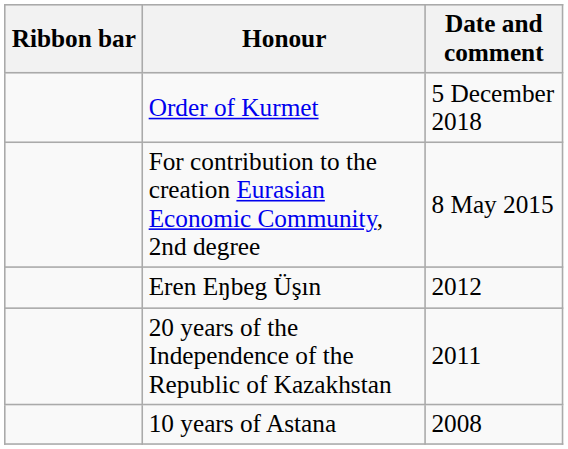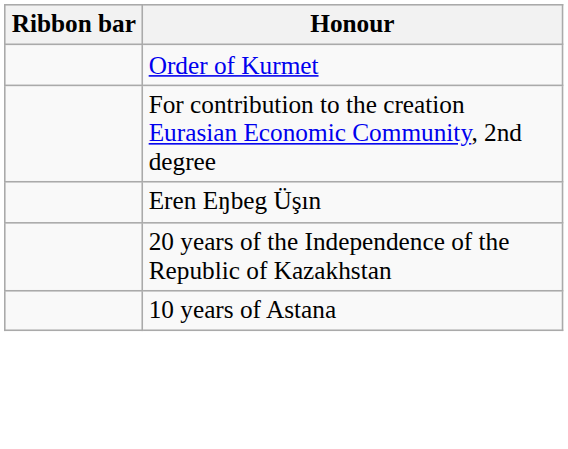- column: (494, 38)
